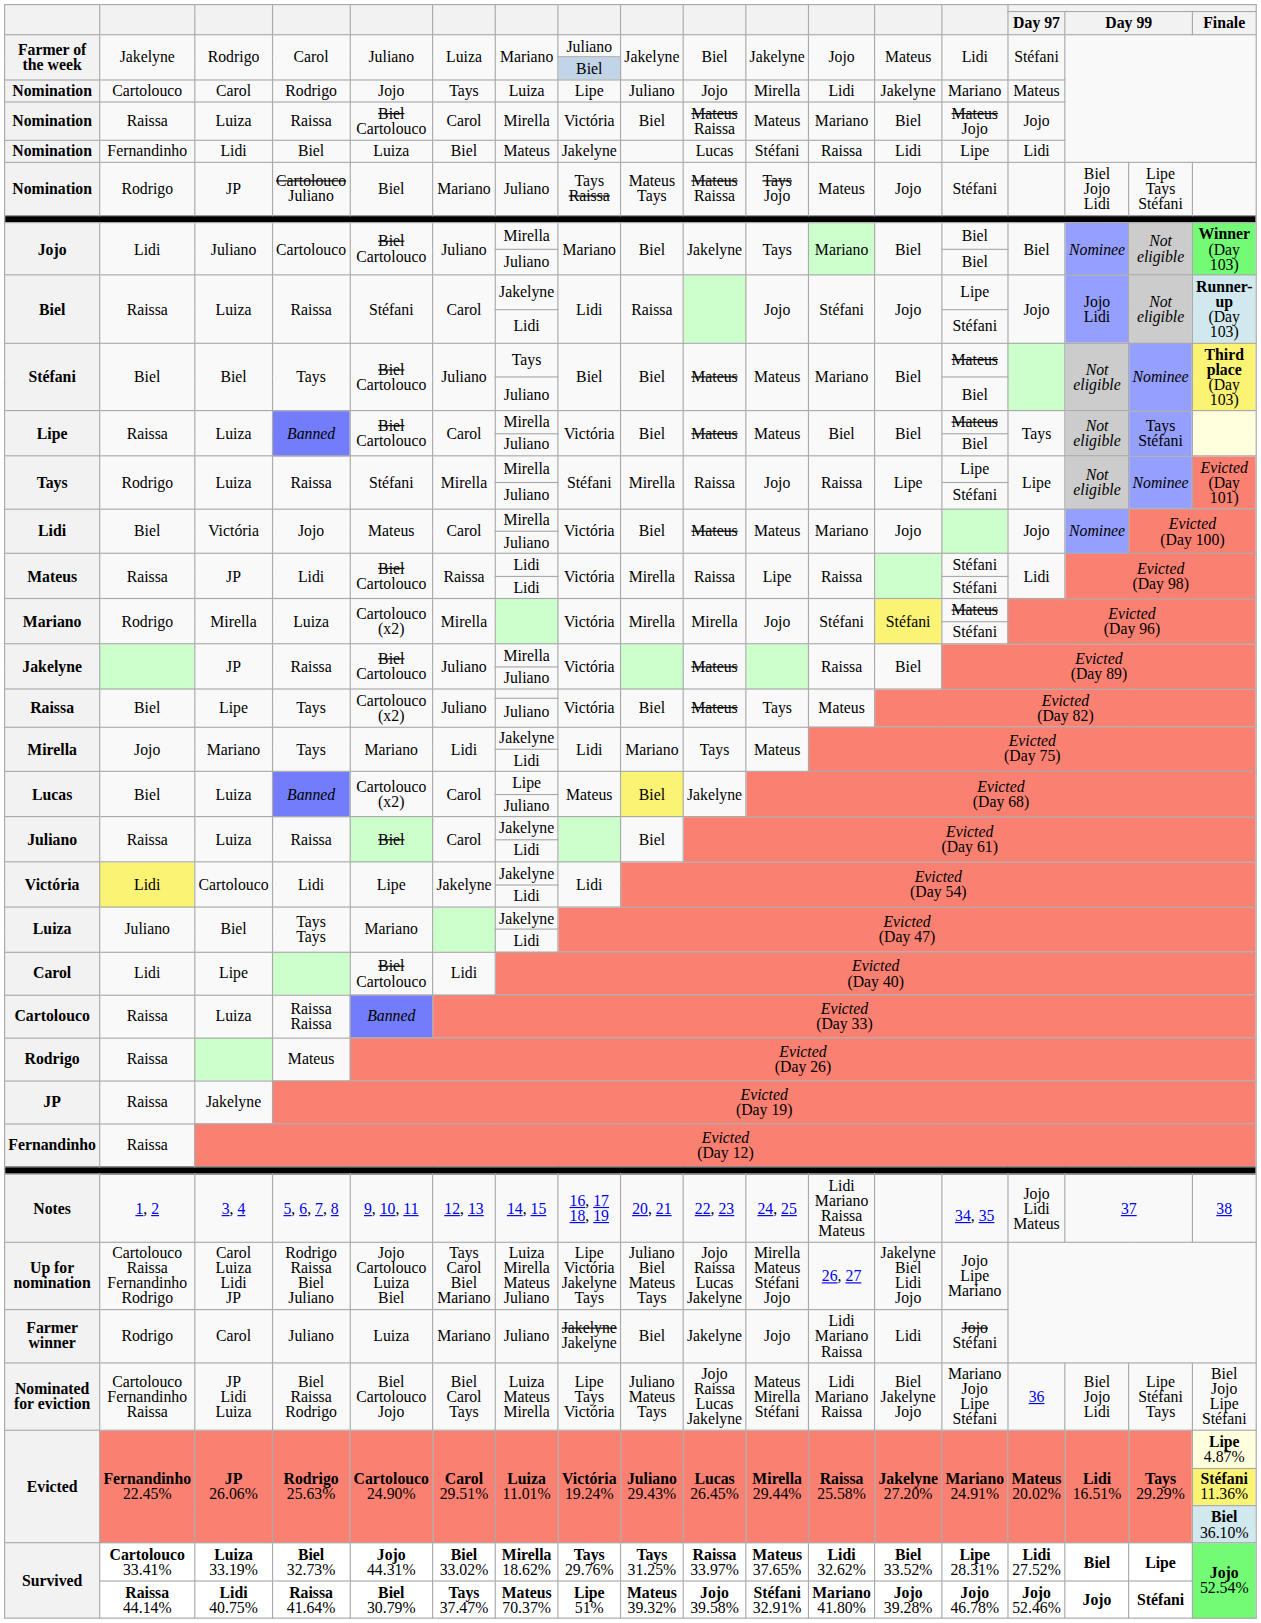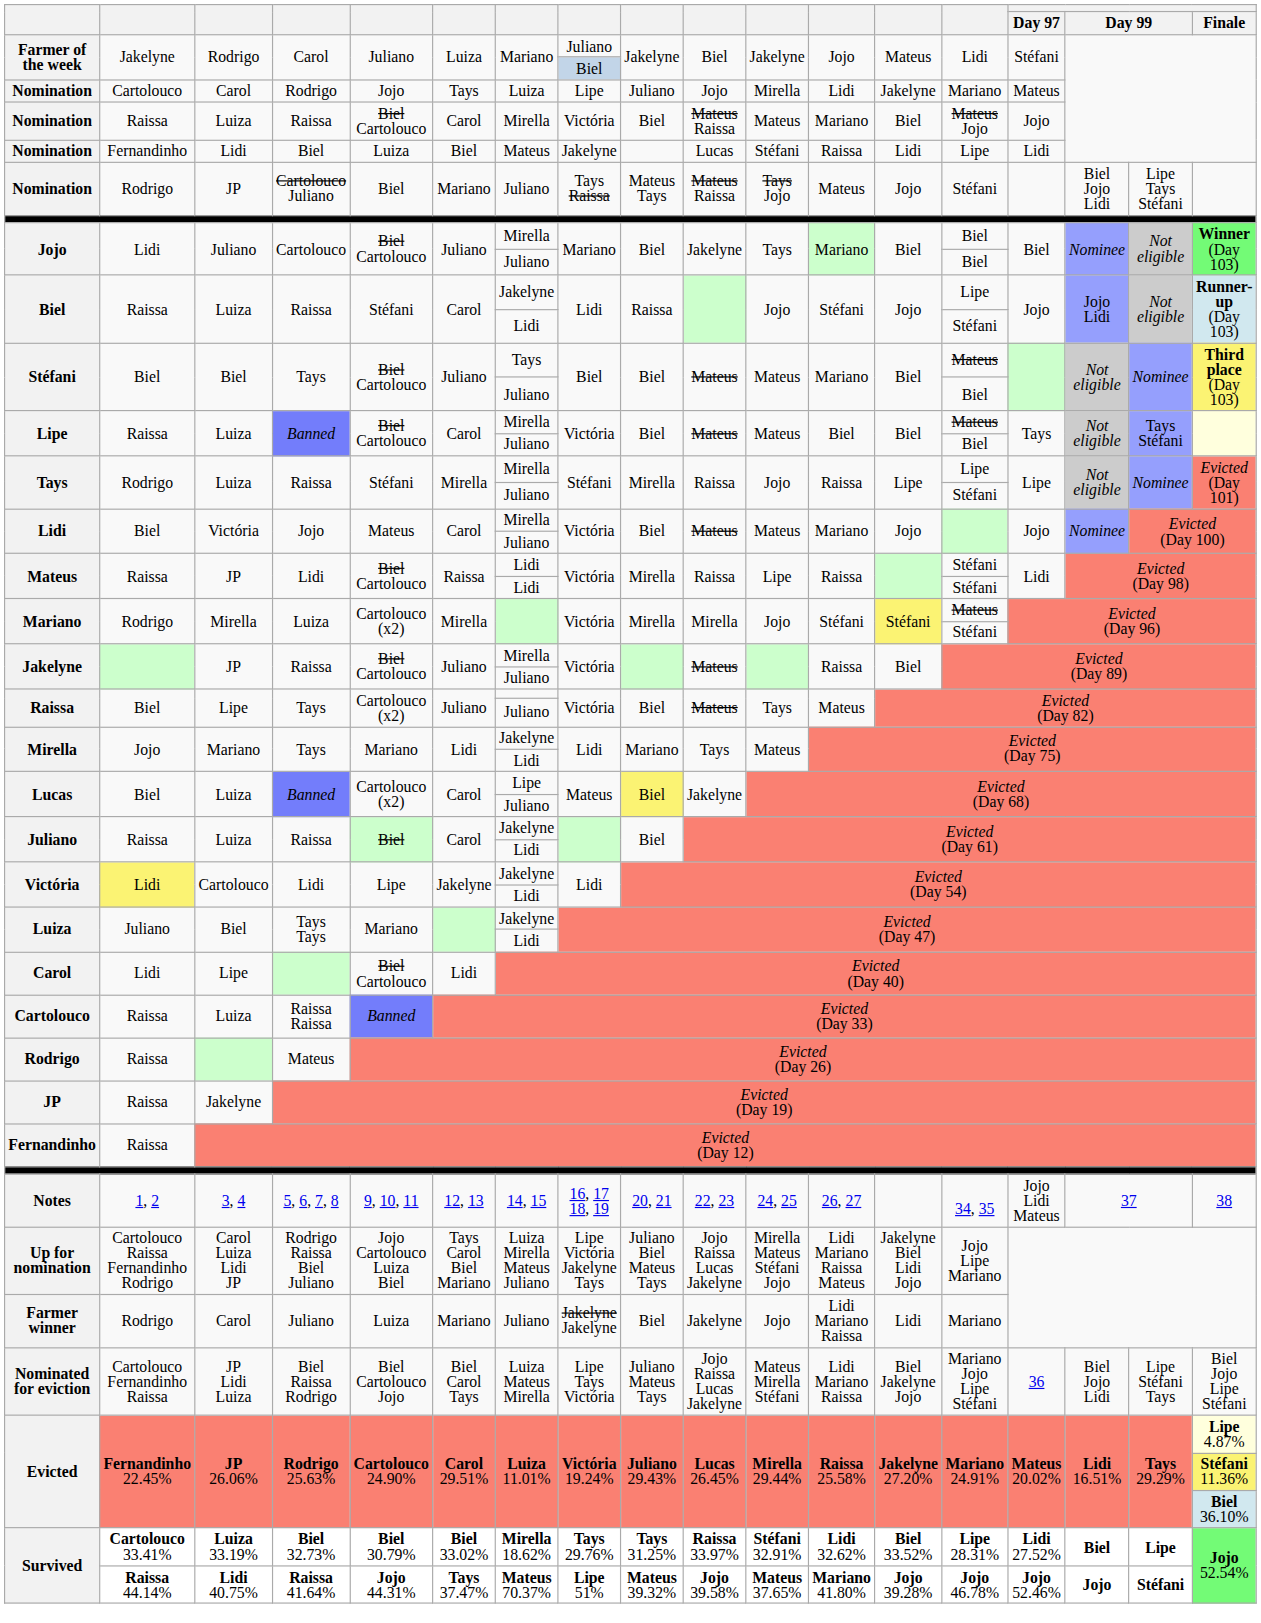(842, 1208) Lidi Mariano Raissa Mateus -> (842, 1200) 26, 27
(842, 1275) 26, 27 -> (842, 1260) Lidi Mariano Raissa Mateus
(975, 1336) Jojo Stéfani -> (975, 1321) Mariano
(391, 1562) Jojo 44.31% -> (391, 1547) Biel 30.79%
(777, 1562) Mateus 37.65% -> (777, 1547) Stéfani 32.91%
(391, 1599) Biel 30.79% -> (391, 1584) Jojo 44.31%
(777, 1599) Stéfani 32.91% -> (777, 1584) Mateus 37.65%
